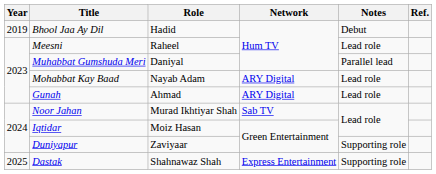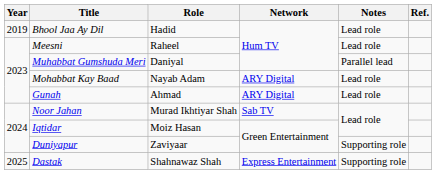(354, 29) Debut -> (361, 29) Lead role
